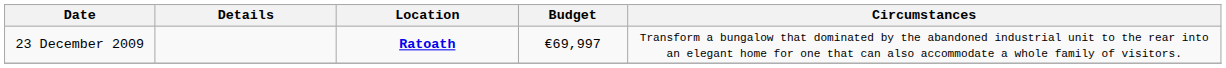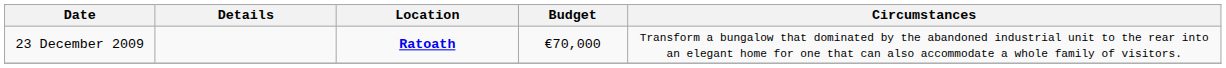(573, 45) €69,997 -> (573, 45) €70,000
